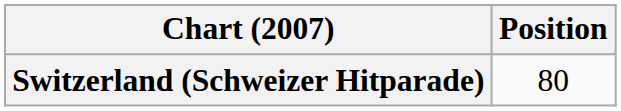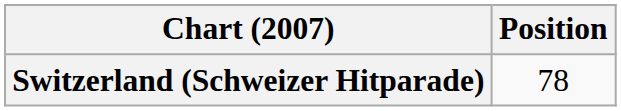(553, 79) 80 -> (553, 79) 78
